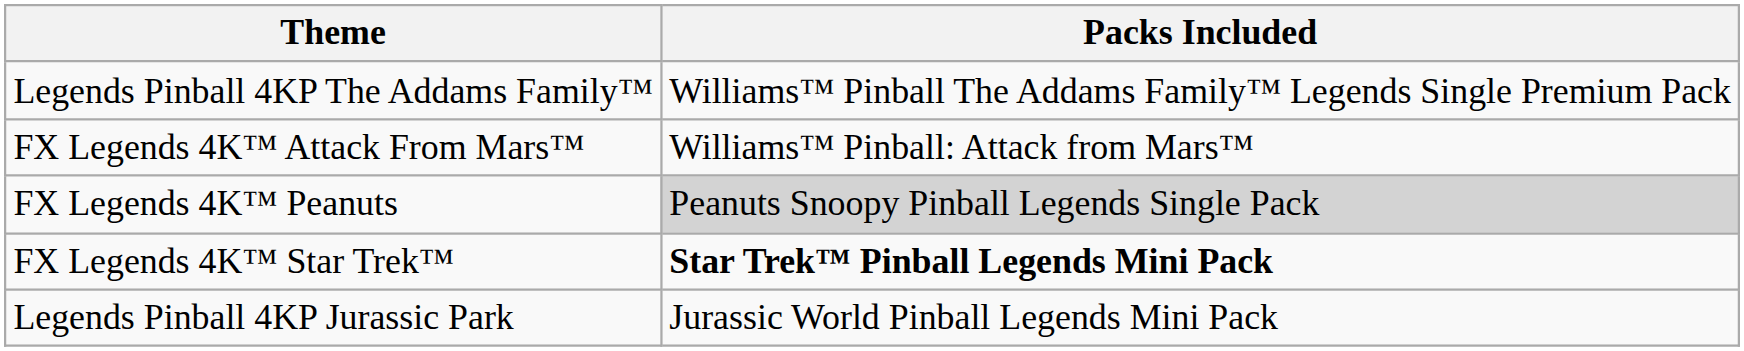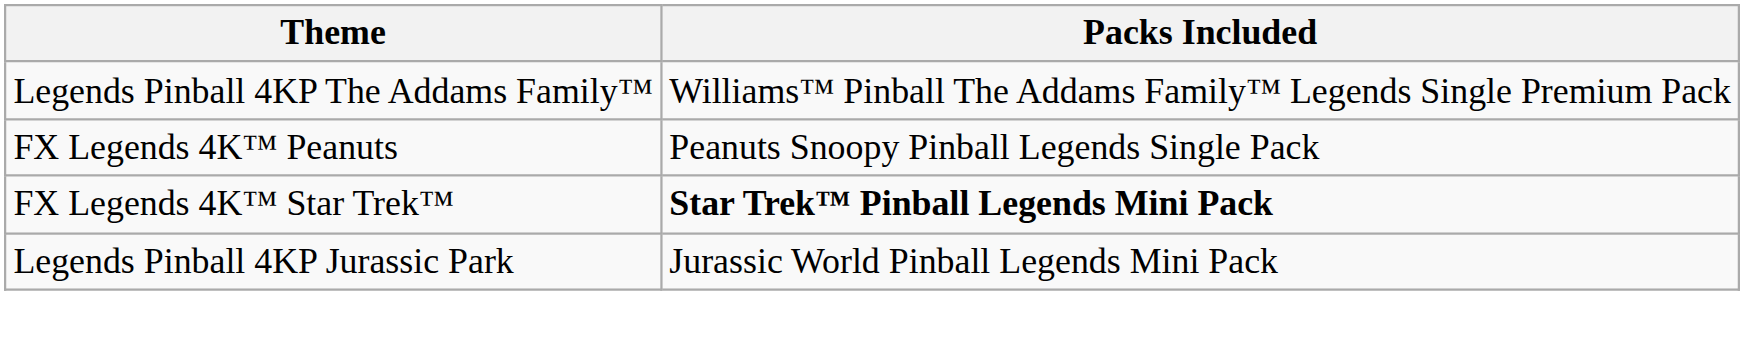- row: (299, 146)
(994, 203) lightgrey background -> (994, 146) no background
